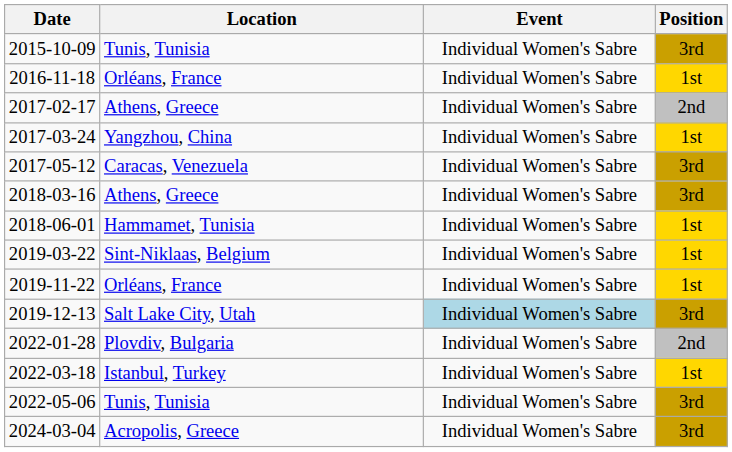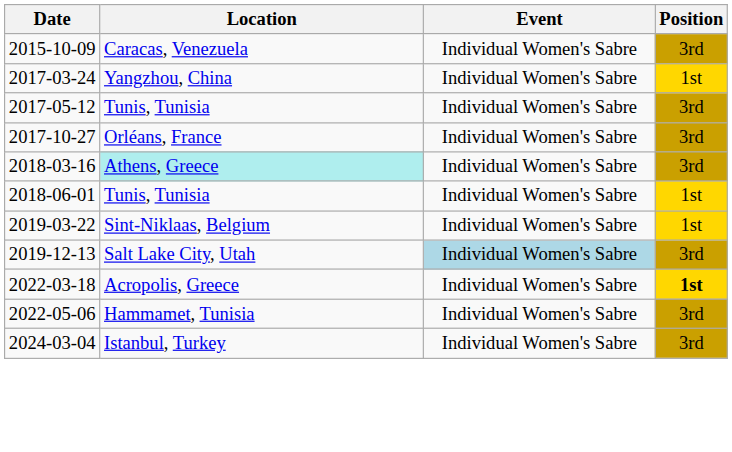(157, 48) Tunis, Tunisia -> (176, 48) Caracas, Venezuela
- row: (52, 78)
- row: (52, 107)
(176, 166) Caracas, Venezuela -> (157, 107) Tunis, Tunisia
+ row: (52, 136)
(161, 195) no background -> (161, 166) paleturquoise background
(179, 225) Hammamet, Tunisia -> (157, 195) Tunis, Tunisia
- row: (52, 284)
- row: (52, 343)
(165, 372) Istanbul, Turkey -> (172, 284) Acropolis, Greece
(691, 372) normal -> (691, 284) bold
(157, 401) Tunis, Tunisia -> (179, 313) Hammamet, Tunisia
(172, 431) Acropolis, Greece -> (165, 343) Istanbul, Turkey
